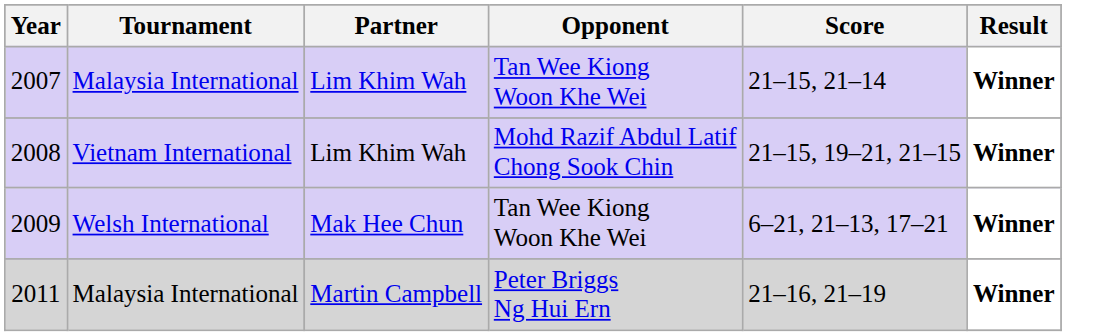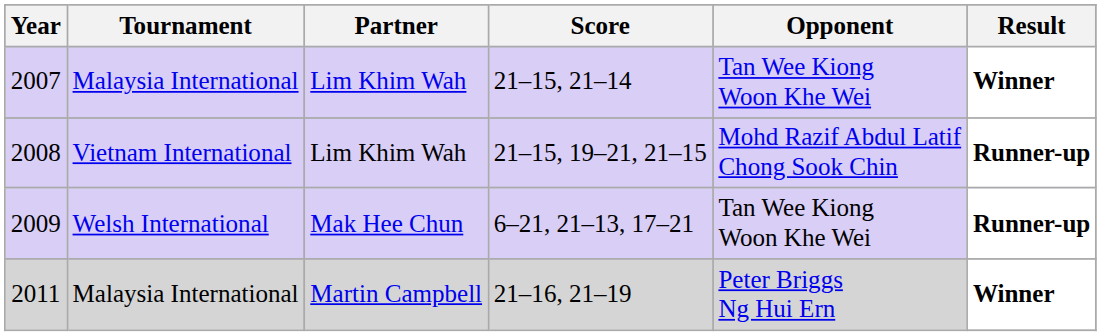columns swapped: (615, 25) <-> (855, 25)
(1014, 152) Winner -> (1032, 152) Runner-up
(1014, 223) Winner -> (1032, 223) Runner-up
